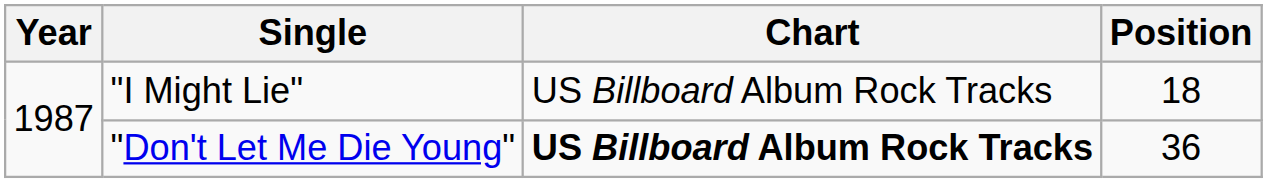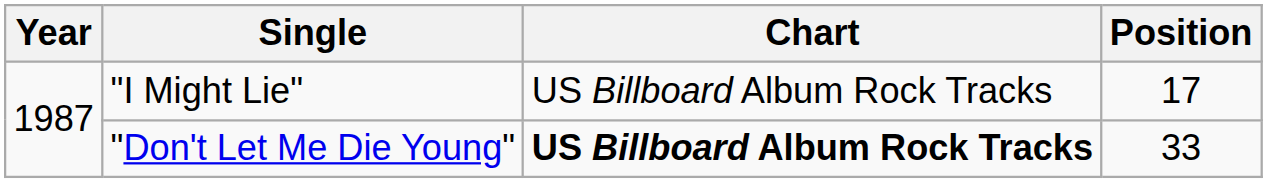(1181, 90) 18 -> (1181, 90) 17
(1181, 147) 36 -> (1181, 147) 33
